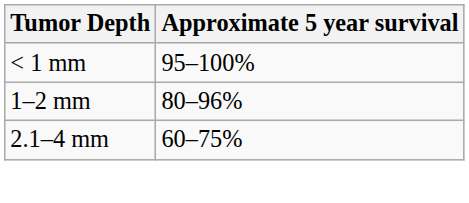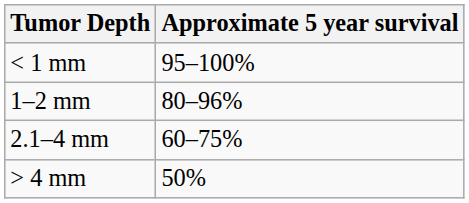+ row: (48, 178)
